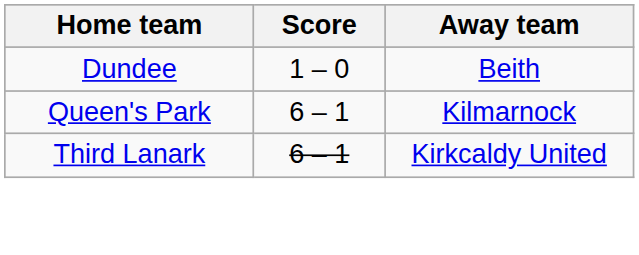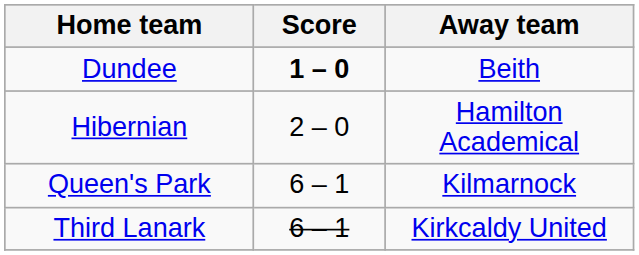(319, 68) normal -> (319, 68) bold
+ row: (129, 126)
